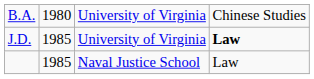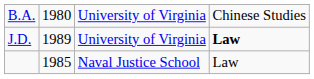(57, 39) 1985 -> (57, 39) 1989
